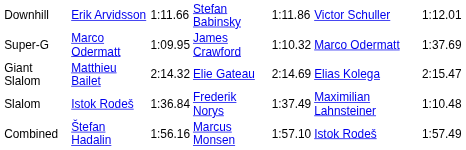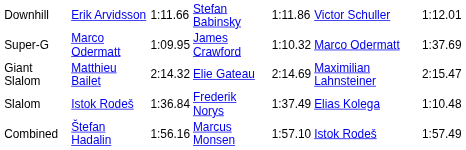(347, 74) Elias Kolega -> (345, 74) Maximilian Lahnsteiner
(345, 104) Maximilian Lahnsteiner -> (347, 104) Elias Kolega
